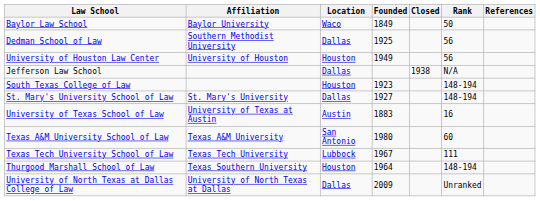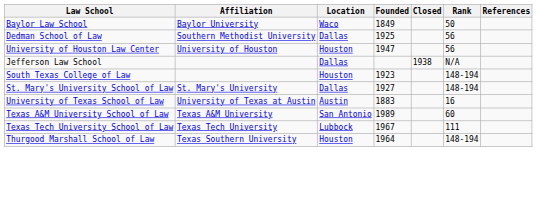(383, 59) 1949 -> (385, 50) 1947
(383, 137) 1980 -> (385, 114) 1989
- row: (90, 185)
